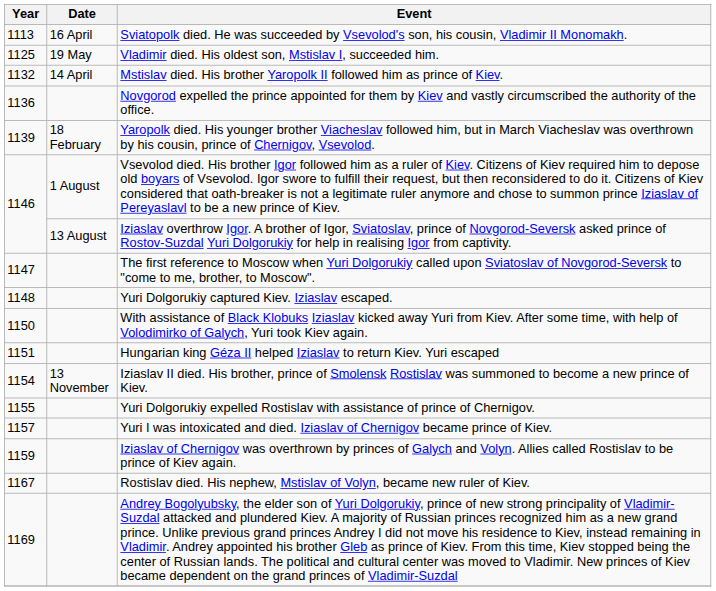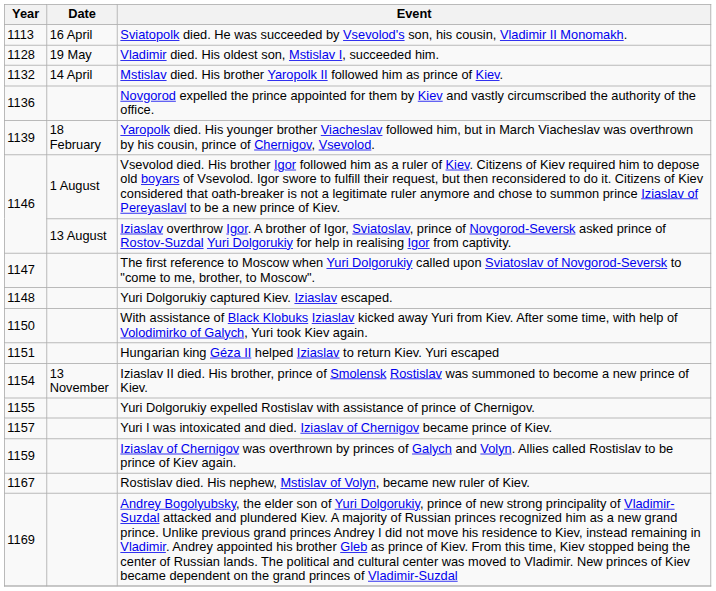(21, 55) 1125 -> (21, 55) 1128
